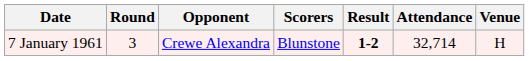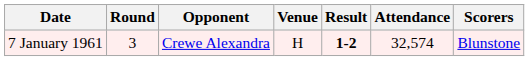columns swapped: (500, 17) <-> (309, 17)
(434, 43) 32,714 -> (412, 43) 32,574
